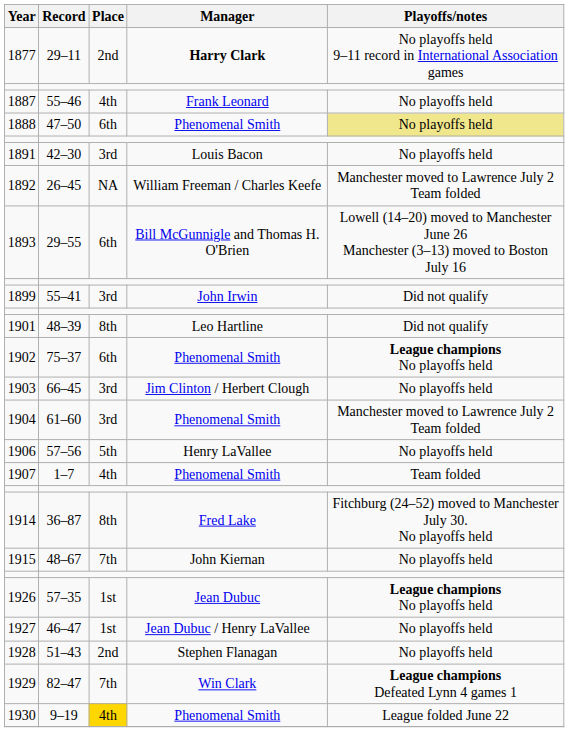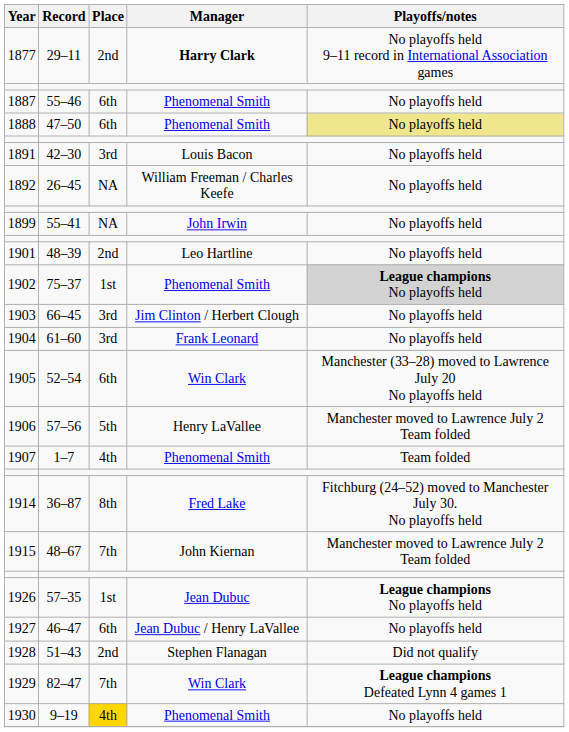(108, 101) 4th -> (108, 101) 6th
(227, 101) Frank Leonard -> (217, 101) Phenomenal Smith
(446, 185) Manchester moved to Lawrence July 2 Team folded -> (435, 185) No playoffs held
- row: (22, 242)
(108, 296) 3rd -> (108, 223) NA
(446, 296) Did not qualify -> (435, 223) No playoffs held
(108, 326) 8th -> (108, 253) 2nd
(446, 326) Did not qualify -> (435, 253) No playoffs held
(108, 357) 6th -> (108, 284) 1st
(446, 357) no background -> (435, 284) lightgrey background
(227, 420) Phenomenal Smith -> (217, 339) Frank Leonard
(446, 420) Manchester moved to Lawrence July 2 Team folded -> (435, 339) No playoffs held
+ row: (22, 378)
(446, 451) No playoffs held -> (435, 426) Manchester moved to Lawrence July 2 Team folded
(446, 560) No playoffs held -> (435, 551) Manchester moved to Lawrence July 2 Team folded
(108, 629) 1st -> (108, 629) 6th
(446, 652) No playoffs held -> (435, 652) Did not qualify
(446, 715) League folded June 22 -> (435, 715) No playoffs held
